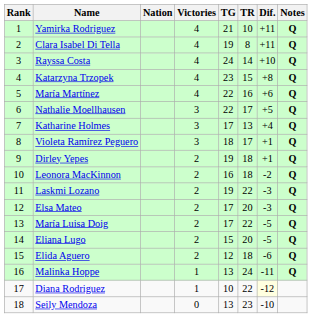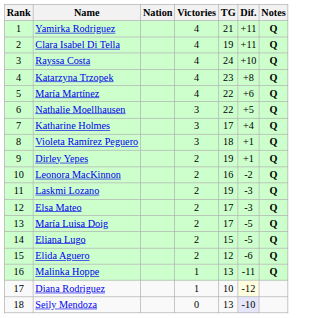- column: (247, 12)
(267, 304) no background -> (248, 304) lavender background
